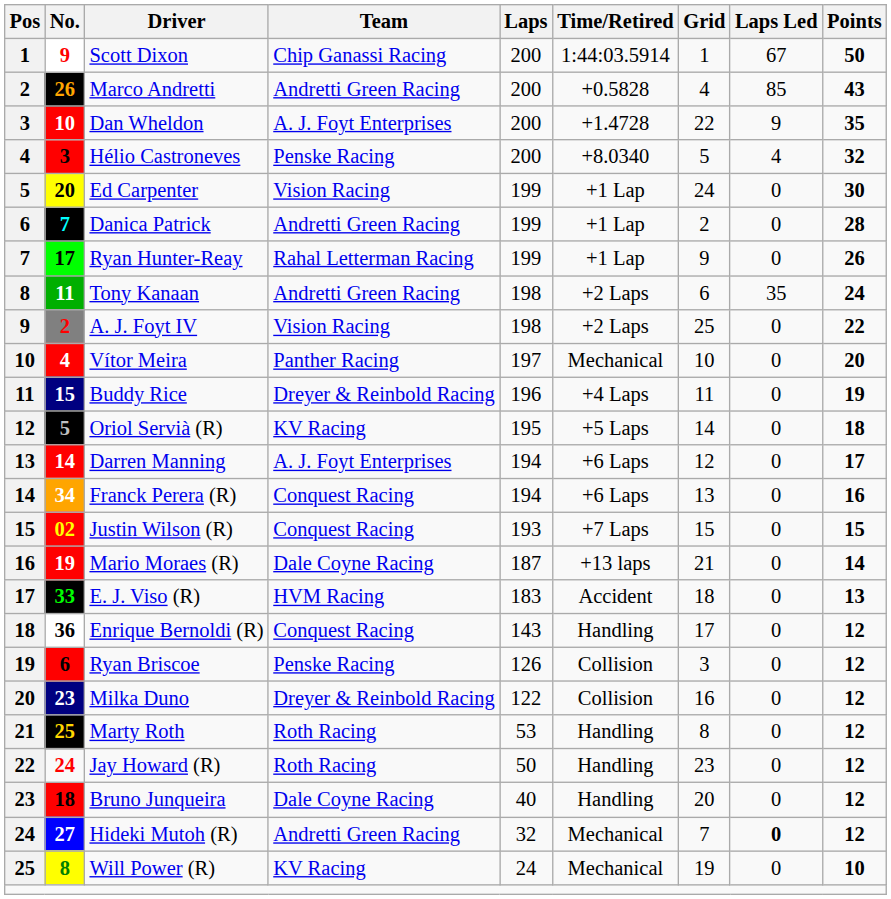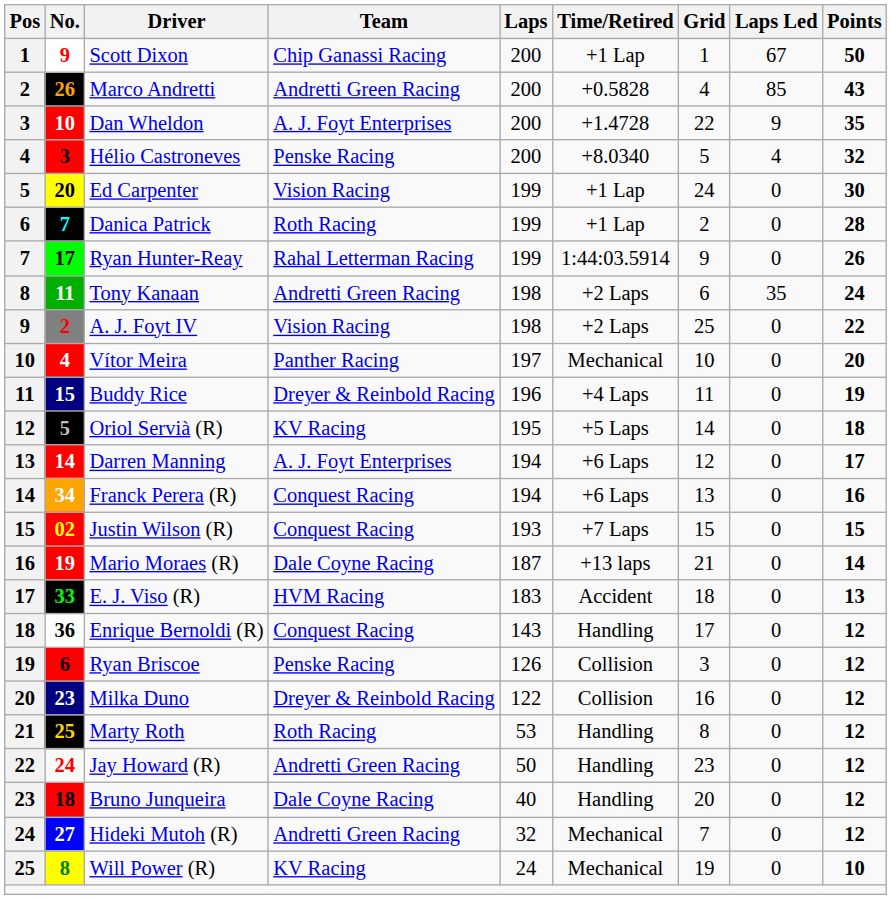(615, 55) 1:44:03.5914 -> (615, 55) +1 Lap
(367, 224) Andretti Green Racing -> (325, 224) Roth Racing
(615, 258) +1 Lap -> (615, 258) 1:44:03.5914
(325, 765) Roth Racing -> (367, 765) Andretti Green Racing
(776, 833) bold -> (776, 833) normal
